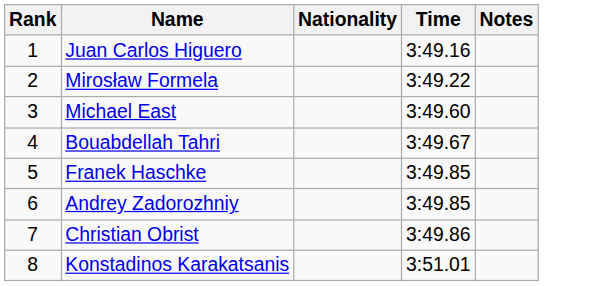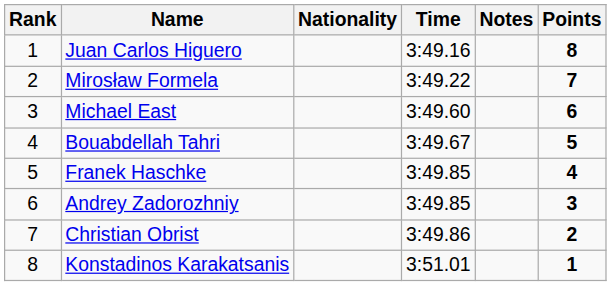+ column: (572, 19)
